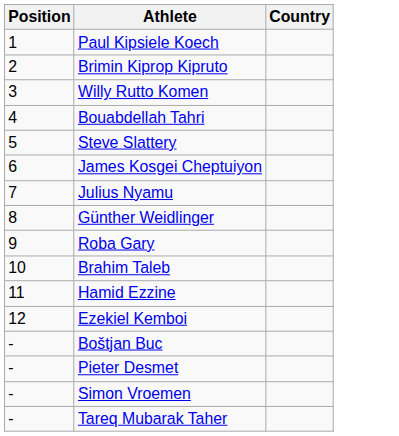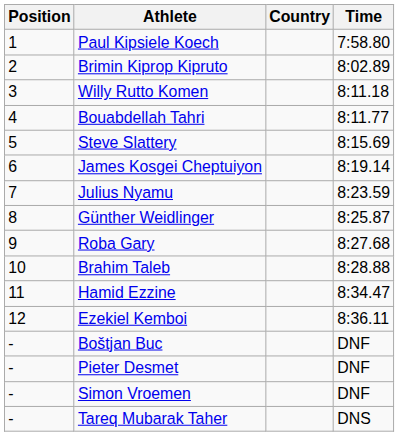+ column: (364, 17)
